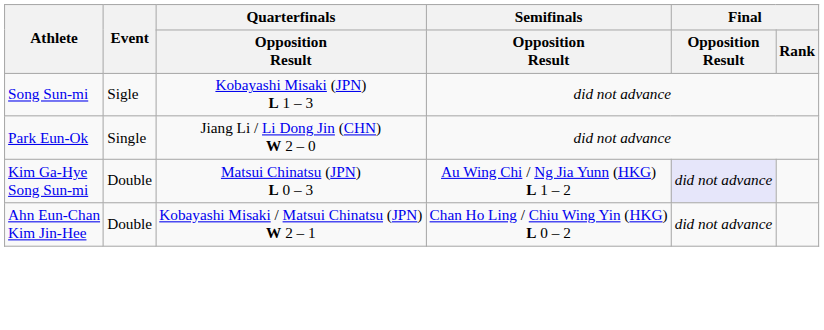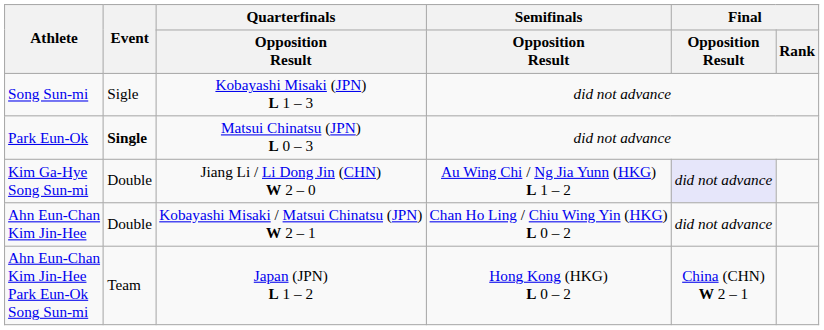(127, 138) normal -> (127, 138) bold
(291, 138) Jiang Li / Li Dong Jin (CHN) W 2 – 0 -> (291, 138) Matsui Chinatsu (JPN) L 0 – 3
(291, 181) Matsui Chinatsu (JPN) L 0 – 3 -> (291, 181) Jiang Li / Li Dong Jin (CHN) W 2 – 0
+ row: (54, 285)
